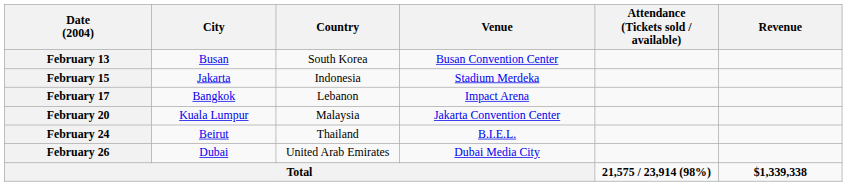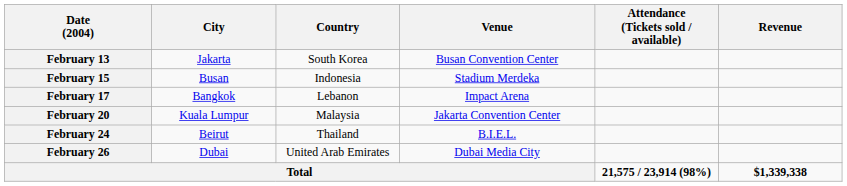(214, 59) Busan -> (214, 59) Jakarta
(214, 78) Jakarta -> (214, 78) Busan
